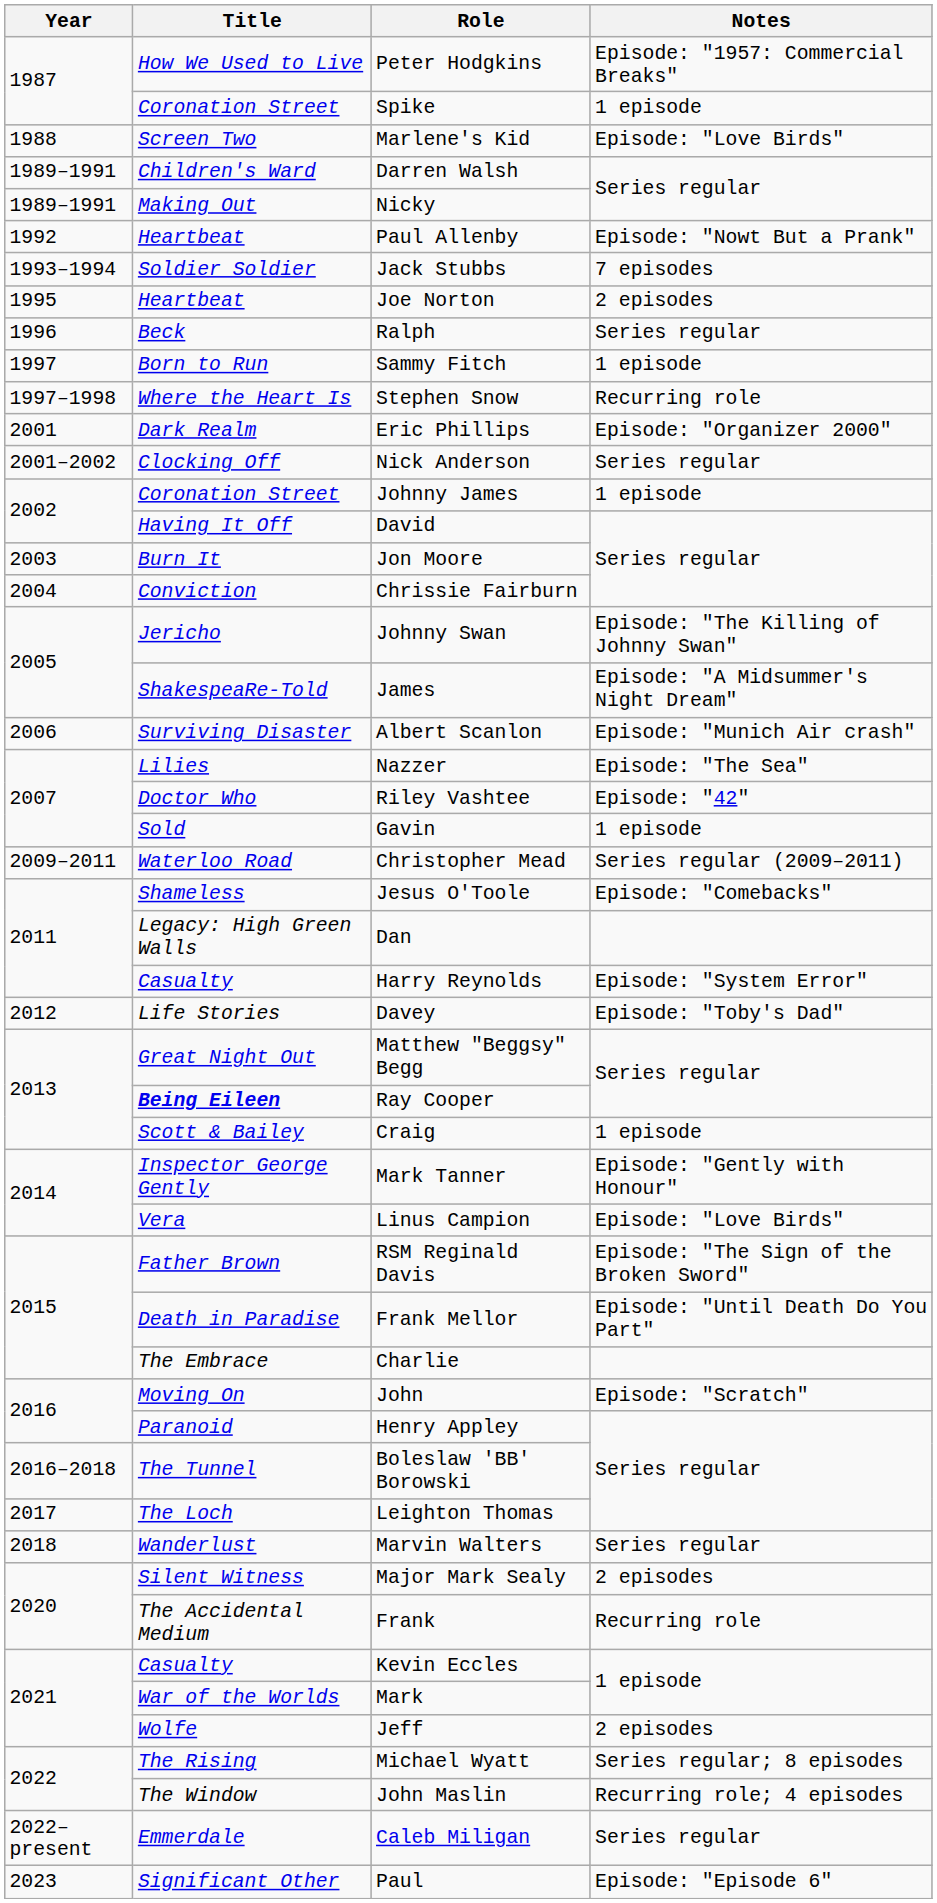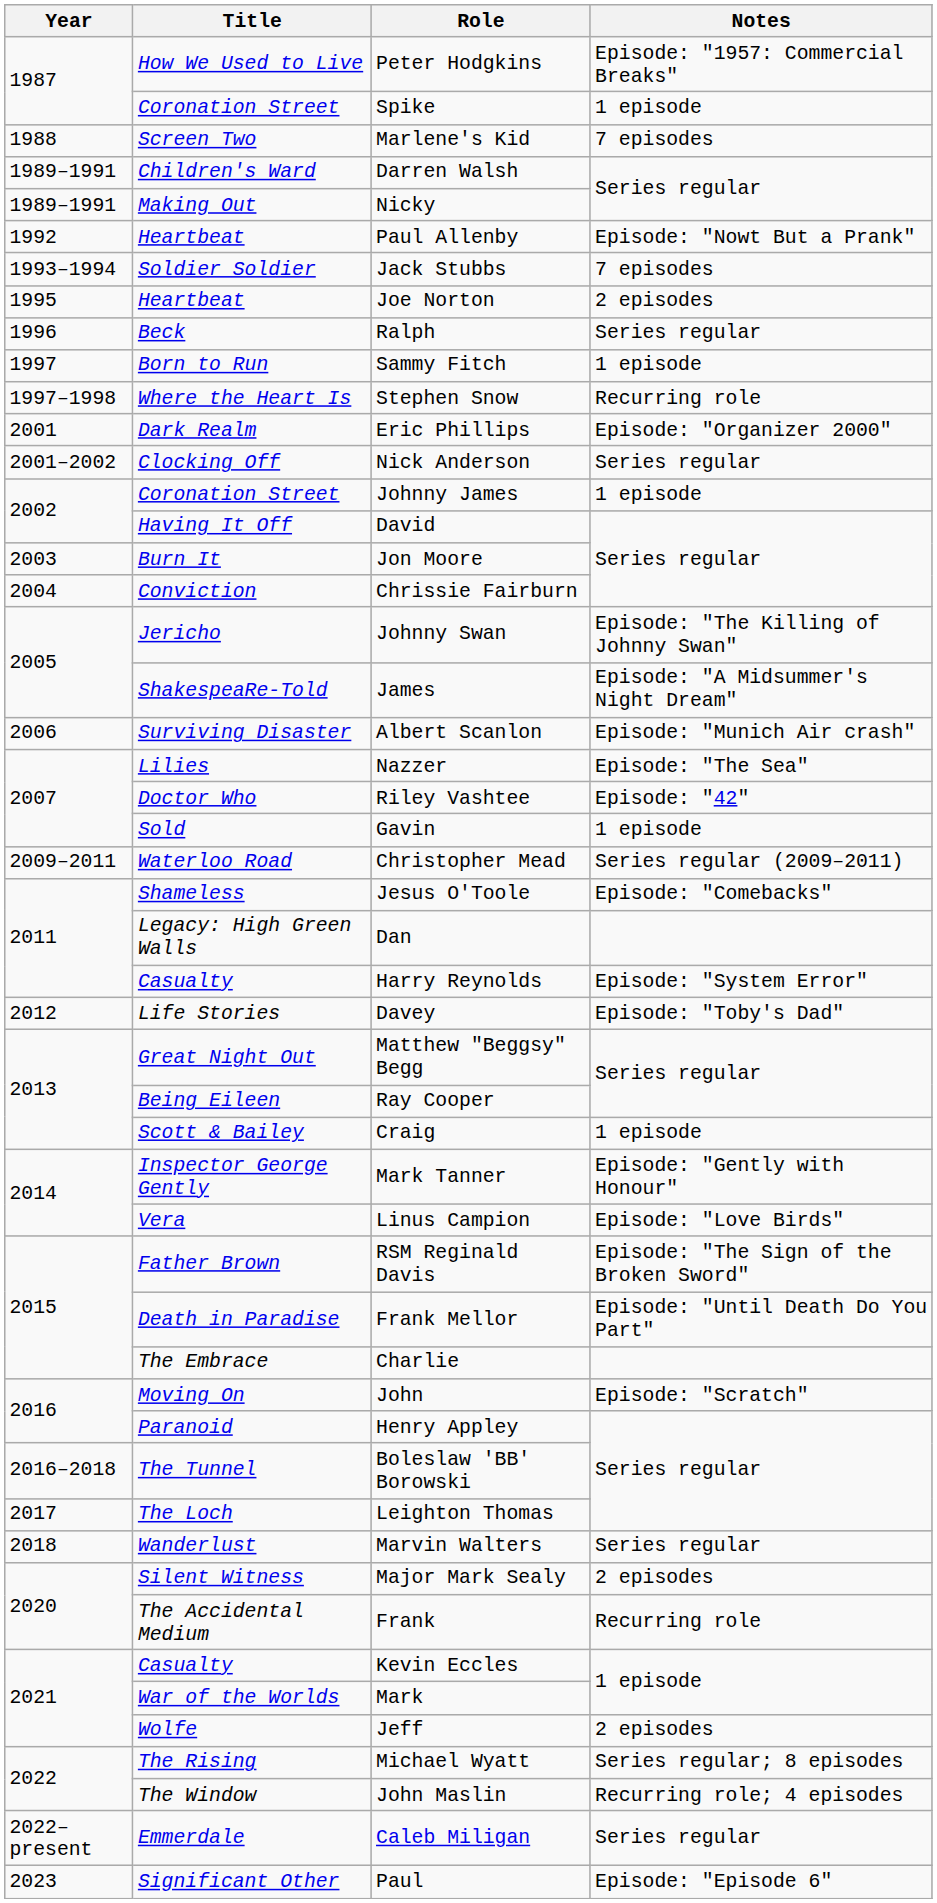(720, 140) Episode: "Love Birds" -> (654, 140) 7 episodes
(209, 1101) bold -> (209, 1101) normal
